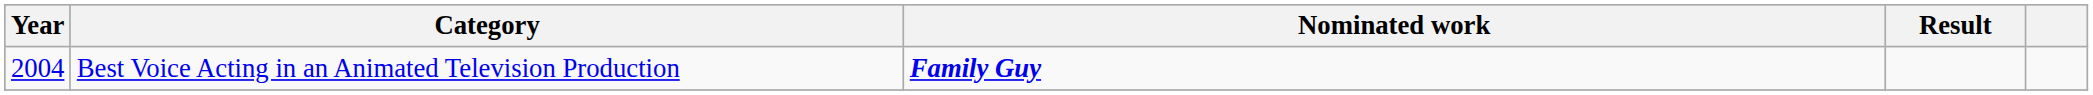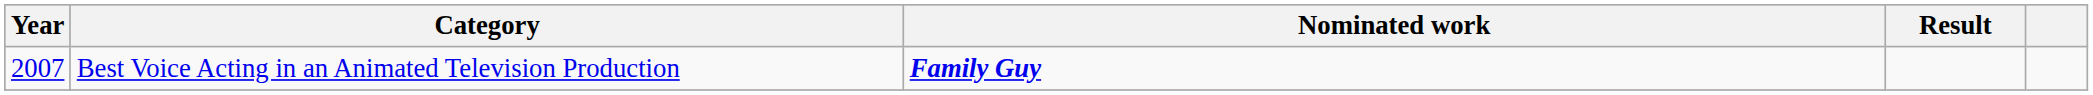(38, 68) 2004 -> (38, 68) 2007
